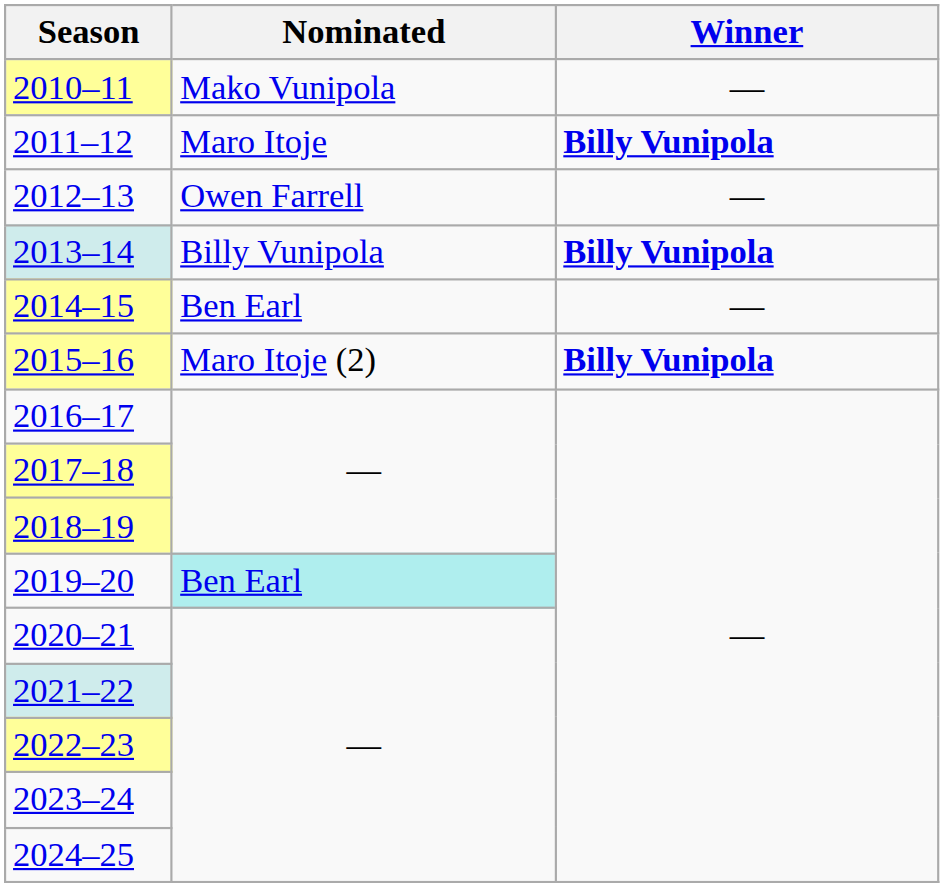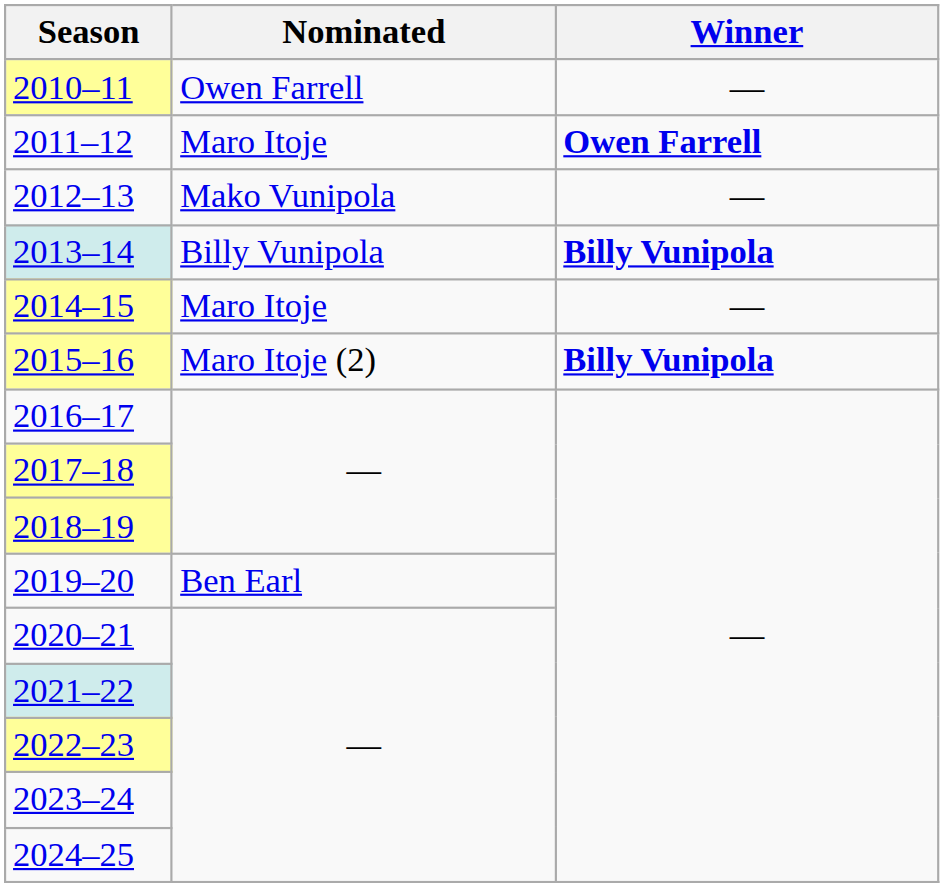(288, 86) Mako Vunipola -> (272, 86) Owen Farrell
(668, 141) Billy Vunipola -> (662, 141) Owen Farrell
(272, 196) Owen Farrell -> (288, 196) Mako Vunipola
(241, 305) Ben Earl -> (254, 305) Maro Itoje
(241, 580) paleturquoise background -> (241, 580) no background
